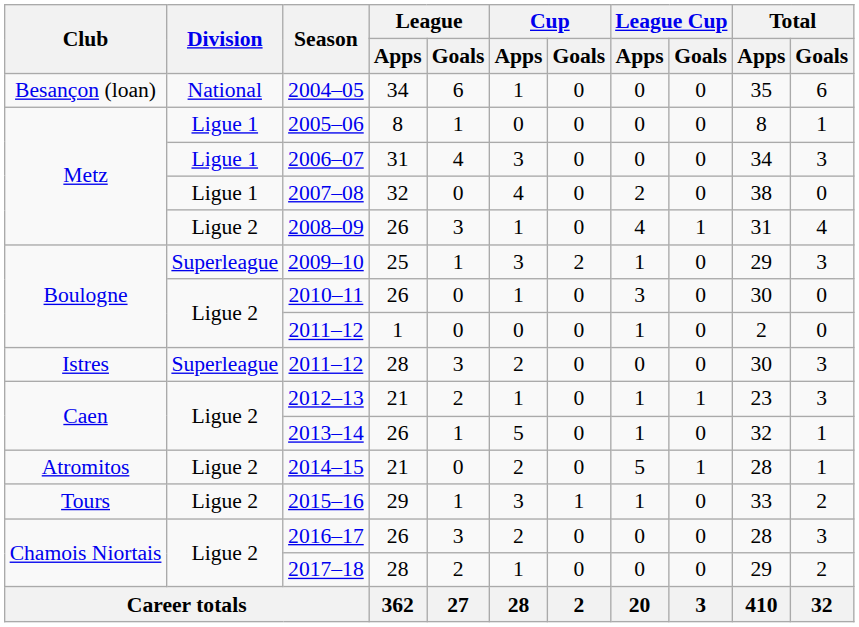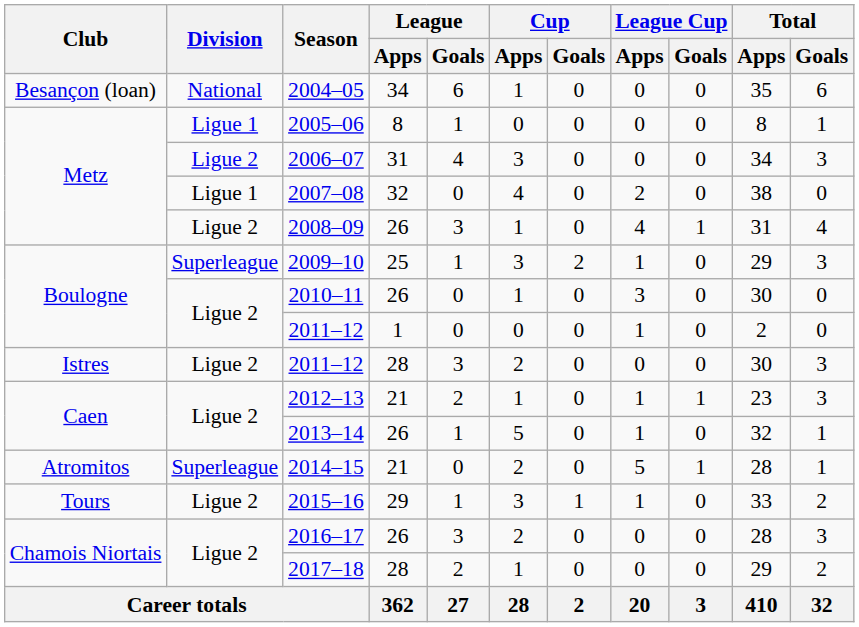(225, 158) Ligue 1 -> (225, 158) Ligue 2
(225, 364) Superleague -> (225, 364) Ligue 2
(225, 466) Ligue 2 -> (225, 466) Superleague
